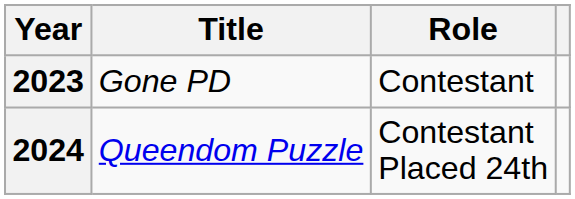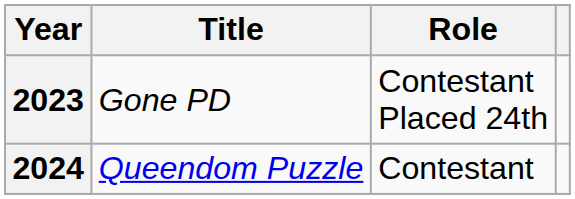(456, 81) Contestant -> (463, 99) Contestant Placed 24th
(463, 150) Contestant Placed 24th -> (456, 168) Contestant
